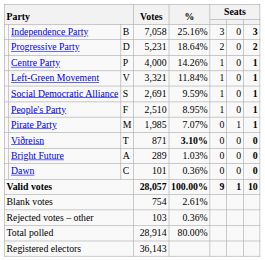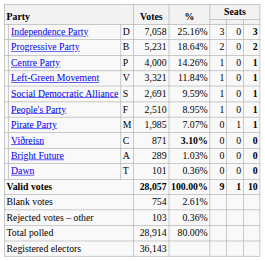(126, 32) B -> (126, 32) D
(126, 47) D -> (126, 47) B
(126, 140) T -> (126, 140) C
(126, 171) C -> (126, 171) T
